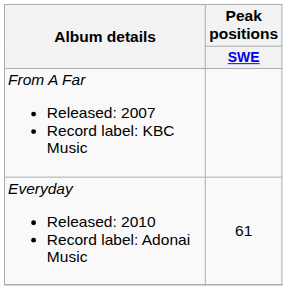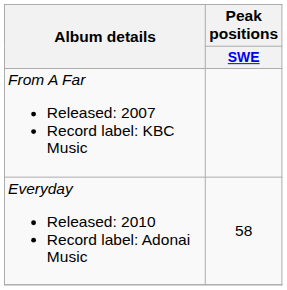(244, 230) 61 -> (244, 230) 58
